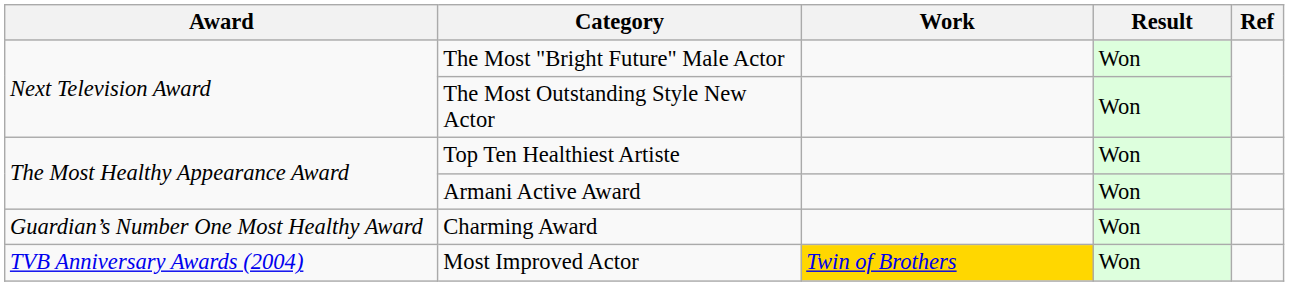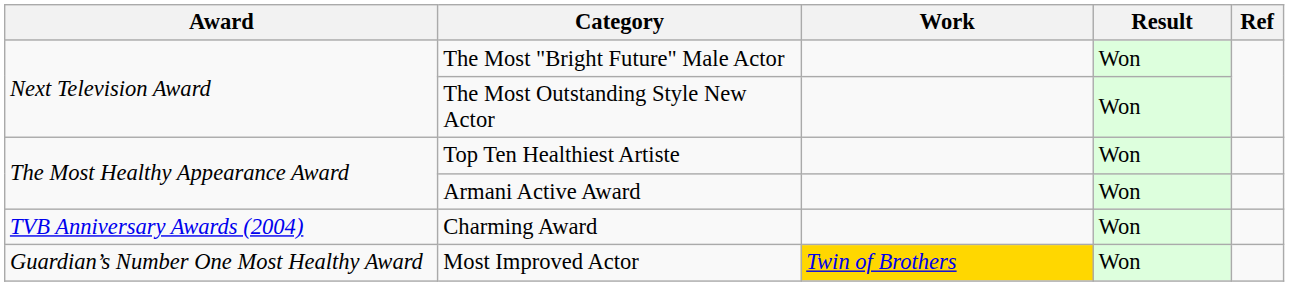(216, 226) Guardian’s Number One Most Healthy Award -> (157, 226) TVB Anniversary Awards (2004)
(157, 262) TVB Anniversary Awards (2004) -> (216, 262) Guardian’s Number One Most Healthy Award
